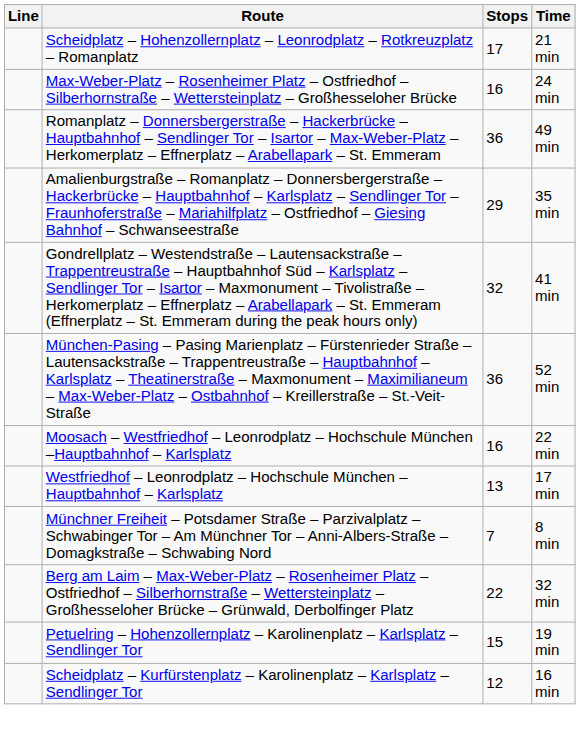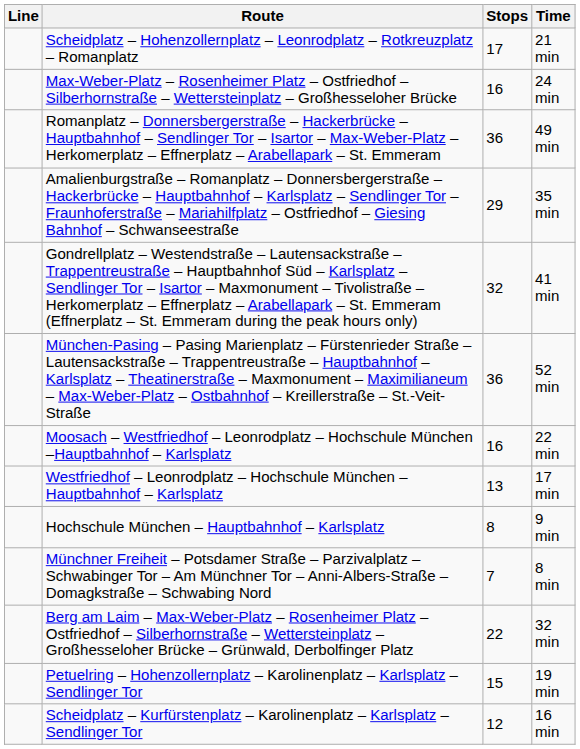+ row: (215, 527)
